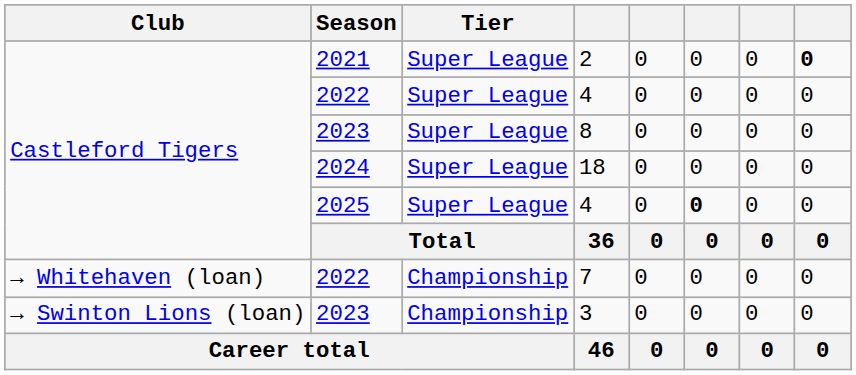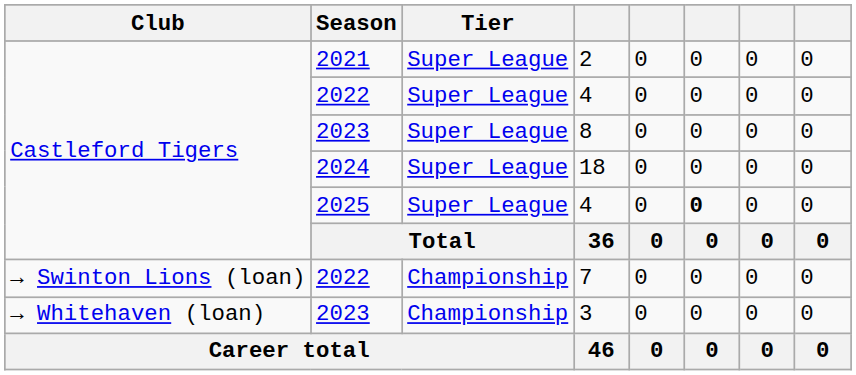(807, 60) bold -> (807, 60) normal
(138, 278) → Whitehaven (loan) -> (158, 278) → Swinton Lions (loan)
(158, 315) → Swinton Lions (loan) -> (138, 315) → Whitehaven (loan)
